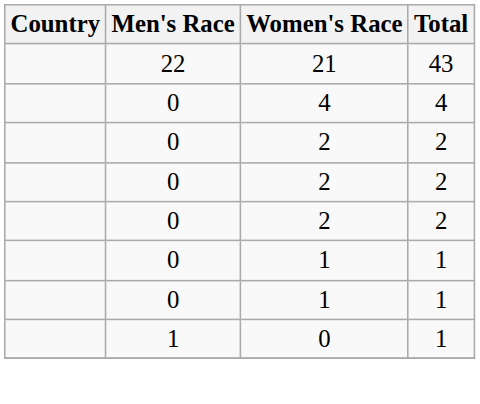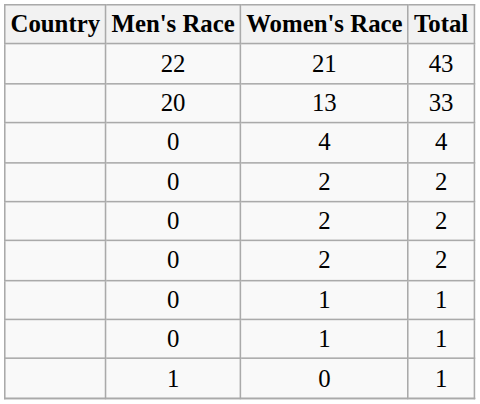+ row: (324, 102)
